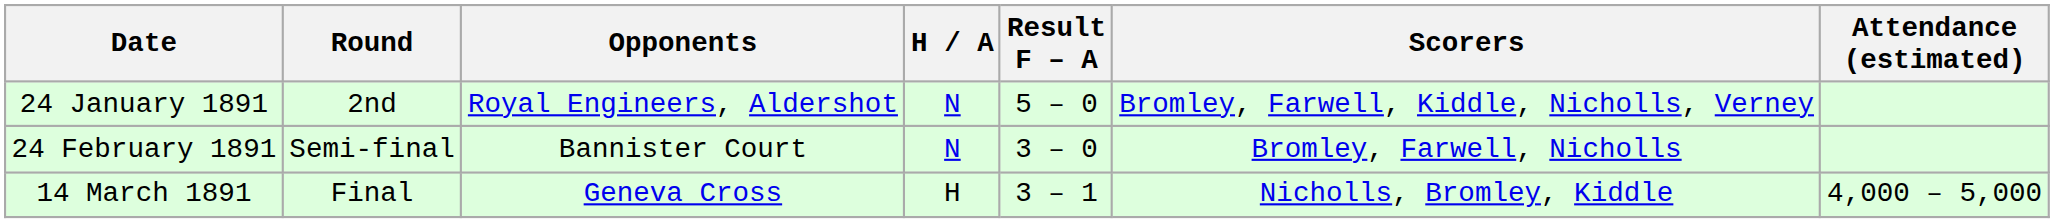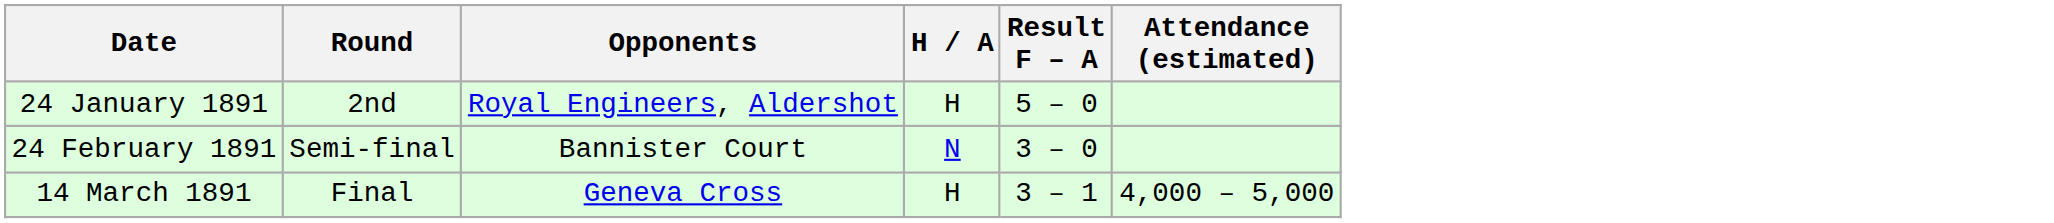- column: (1467, 43)
(952, 104) N -> (952, 104) H
